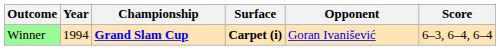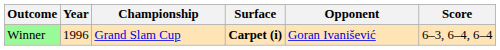(76, 34) 1994 -> (76, 34) 1996
(141, 34) bold -> (138, 34) normal
